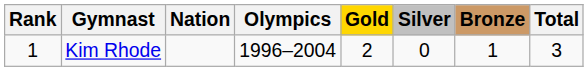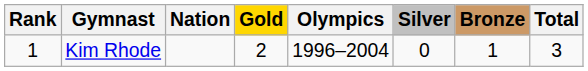columns swapped: (288, 19) <-> (367, 19)
